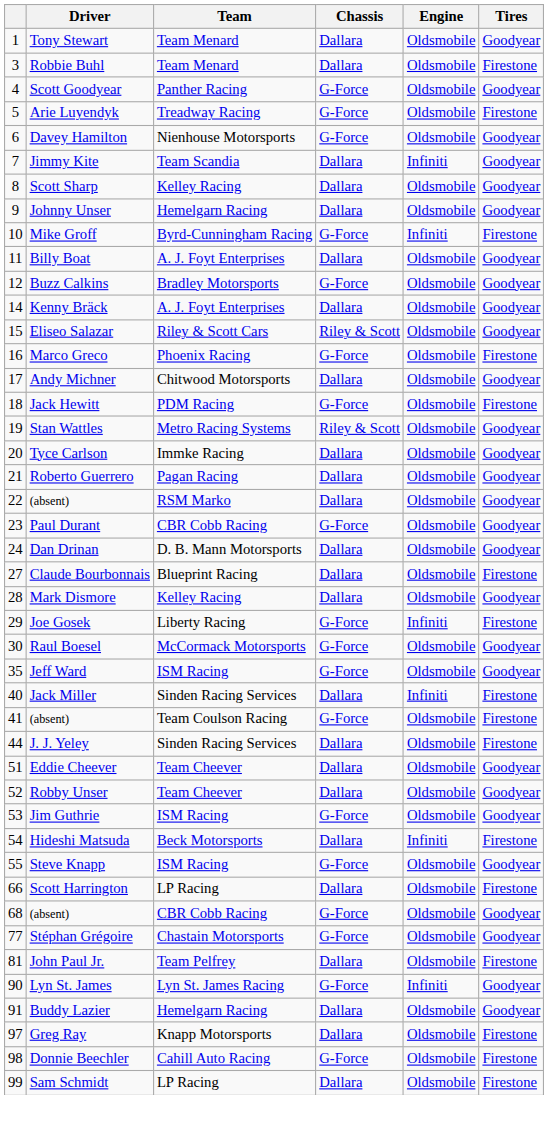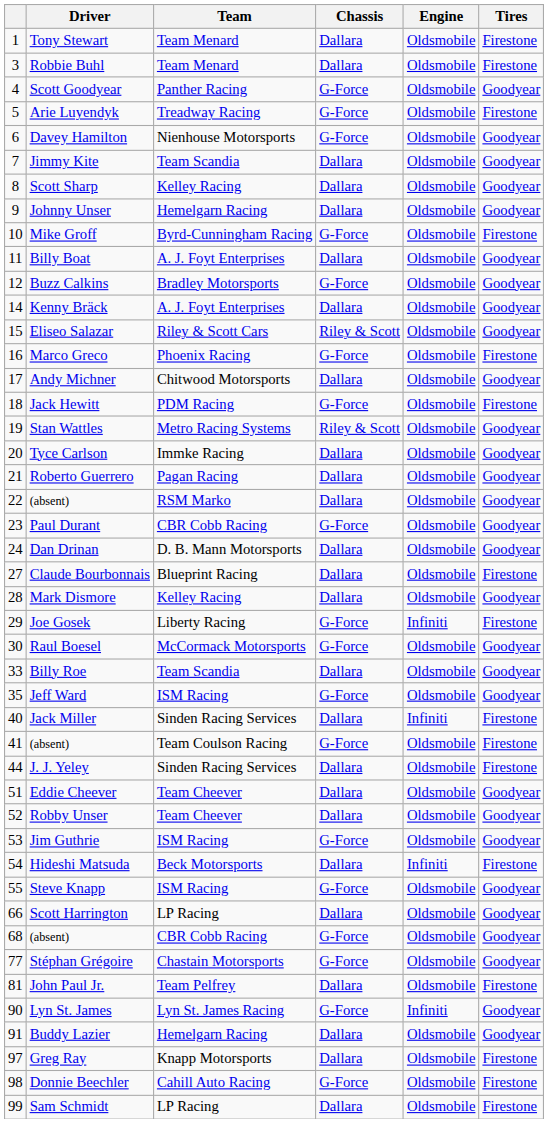(511, 40) Goodyear -> (510, 40) Firestone
(427, 161) Infiniti -> (441, 161) Oldsmobile
(427, 234) Infiniti -> (441, 234) Oldsmobile
+ row: (15, 670)
(510, 888) Firestone -> (511, 912) Goodyear
